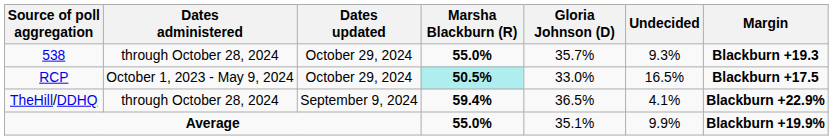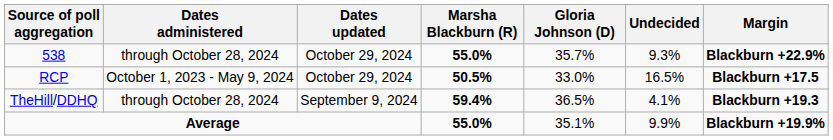(766, 55) Blackburn +19.3 -> (766, 55) Blackburn +22.9%
(472, 78) paleturquoise background -> (472, 78) no background
(766, 101) Blackburn +22.9% -> (766, 101) Blackburn +19.3
